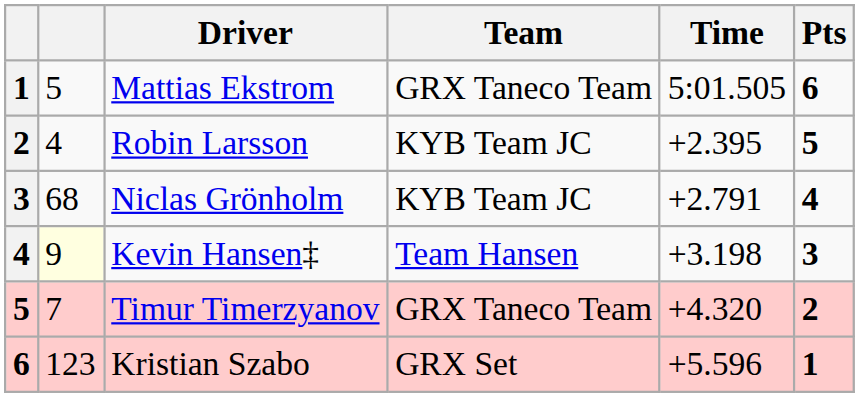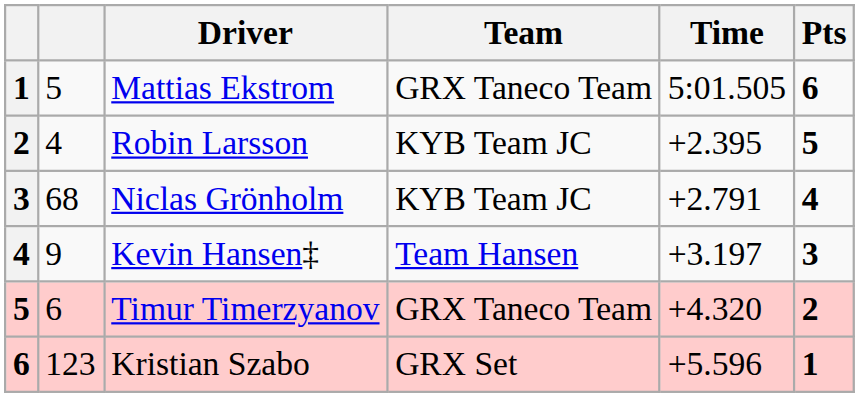(54, 253) lightyellow background -> (54, 253) no background
(715, 253) +3.198 -> (715, 253) +3.197
(54, 309) 7 -> (54, 309) 6
